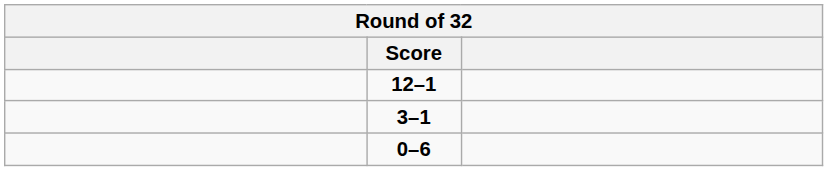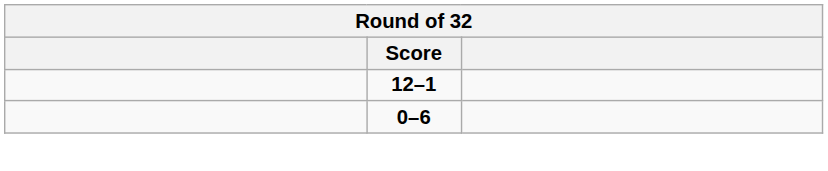- row: (414, 117)
